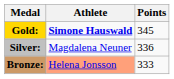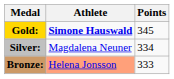(145, 47) 336 -> (145, 47) 334
